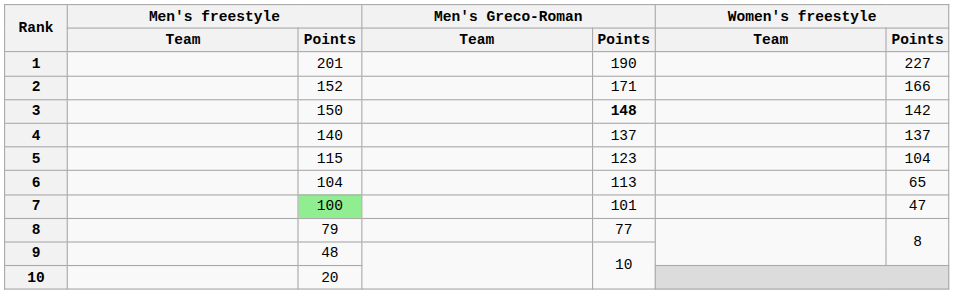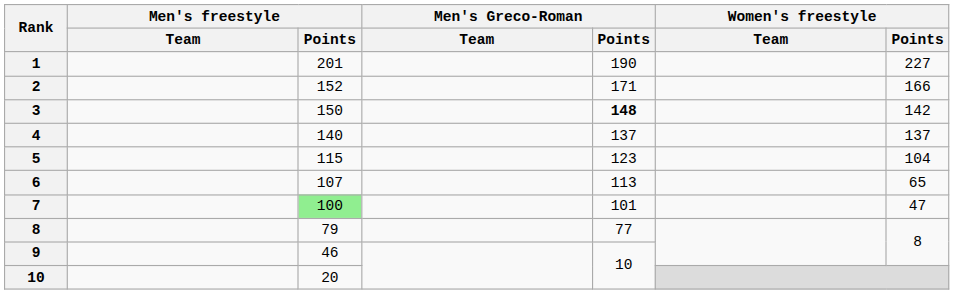(330, 183) 104 -> (330, 183) 107
(330, 254) 48 -> (330, 254) 46
